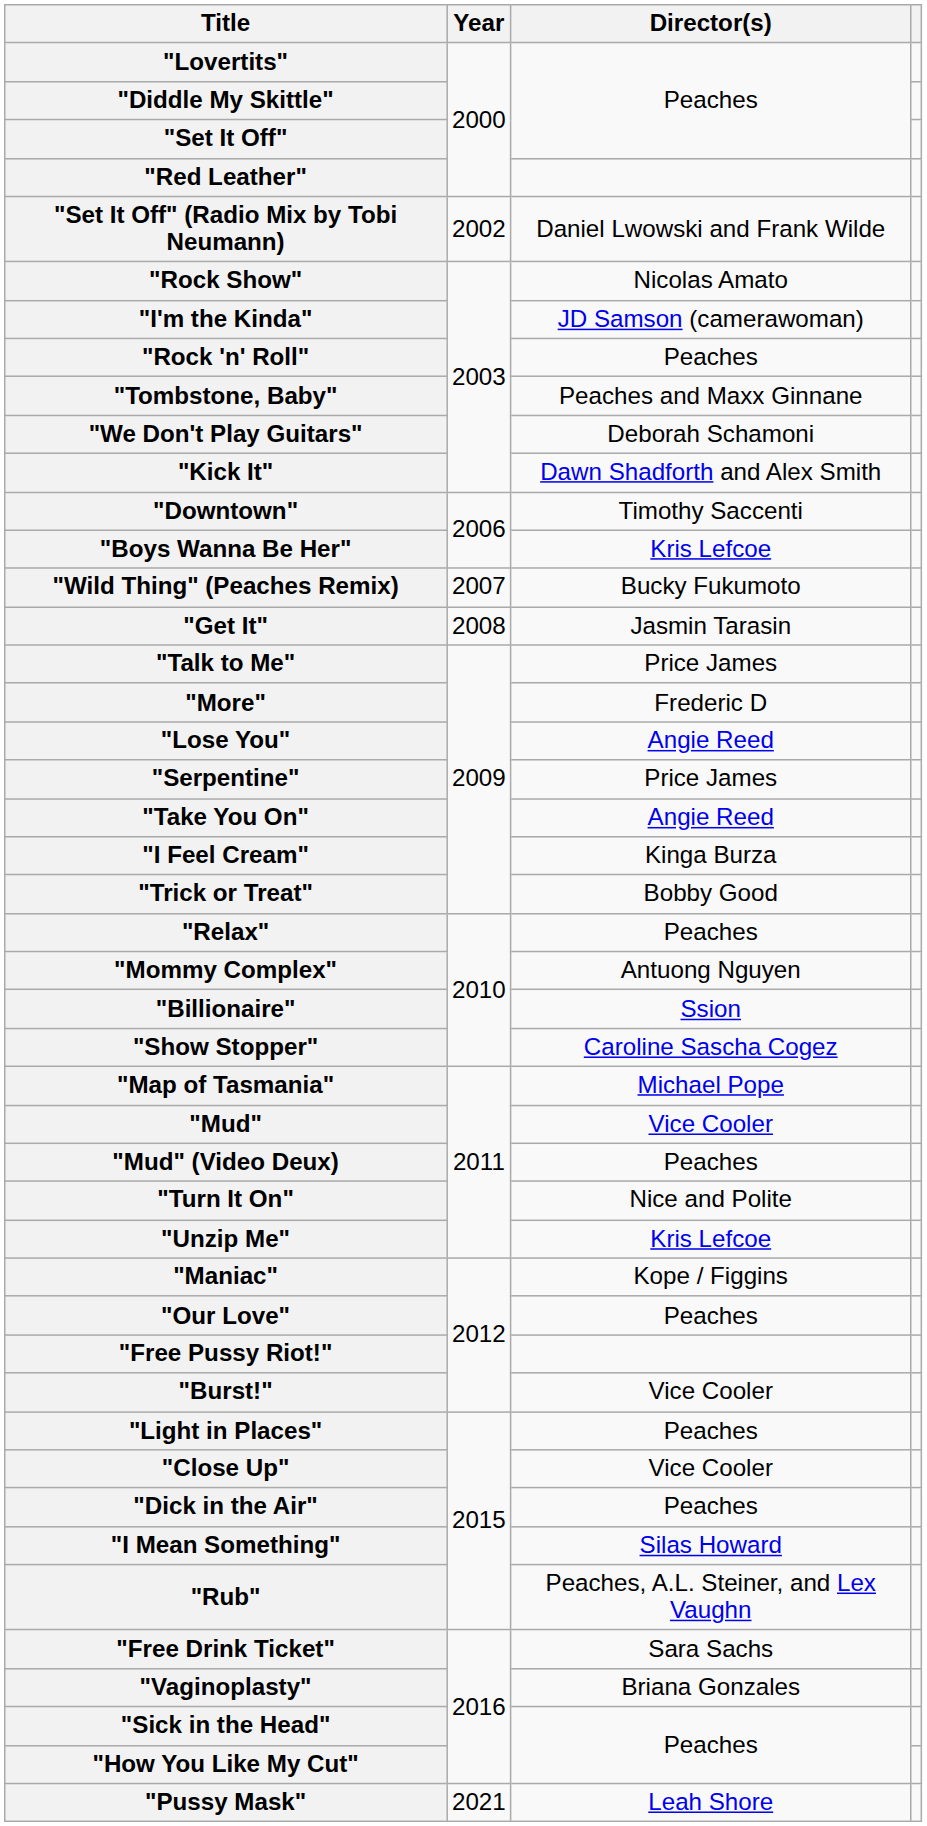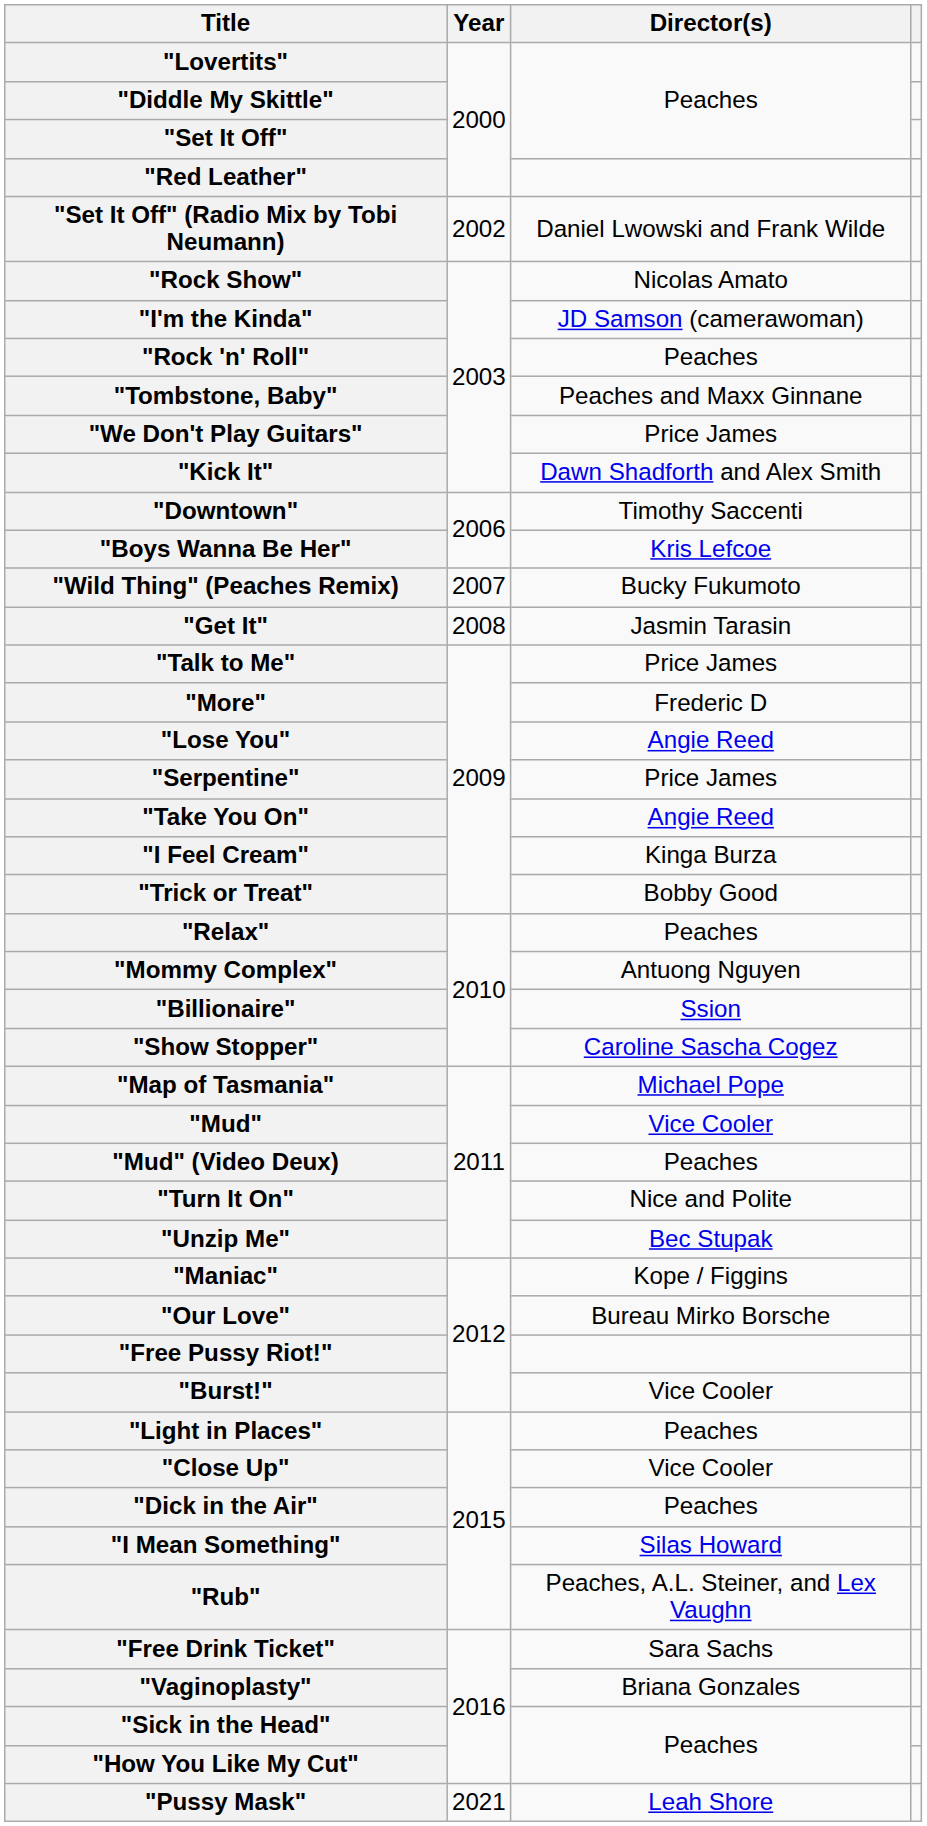(711, 434) Deborah Schamoni -> (711, 434) Price James
(711, 1238) Kris Lefcoe -> (711, 1238) Bec Stupak
(711, 1315) Peaches -> (711, 1315) Bureau Mirko Borsche
